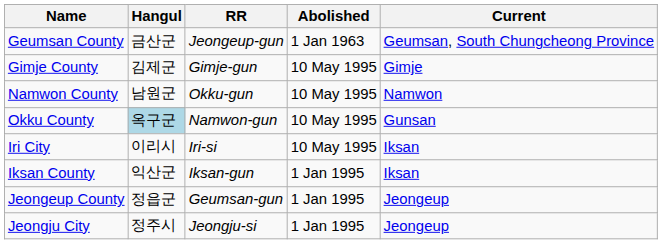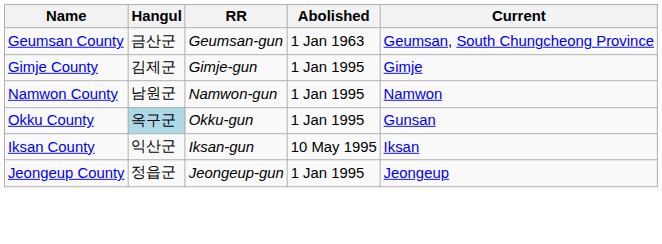(236, 41) Jeongeup-gun -> (236, 41) Geumsan-gun
(334, 67) 10 May 1995 -> (328, 67) 1 Jan 1995
(221, 94) Okku-gun -> (233, 94) Namwon-gun
(334, 94) 10 May 1995 -> (328, 94) 1 Jan 1995
(233, 120) Namwon-gun -> (221, 120) Okku-gun
(334, 120) 10 May 1995 -> (328, 120) 1 Jan 1995
- row: (29, 146)
(328, 173) 1 Jan 1995 -> (334, 146) 10 May 1995
(236, 199) Geumsan-gun -> (236, 173) Jeongeup-gun
- row: (49, 226)
